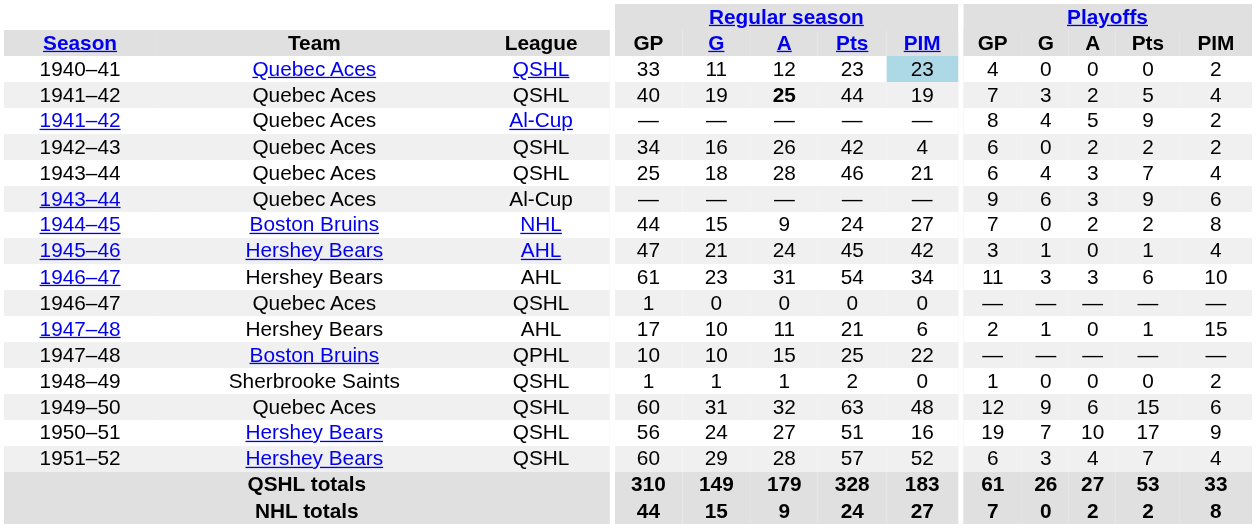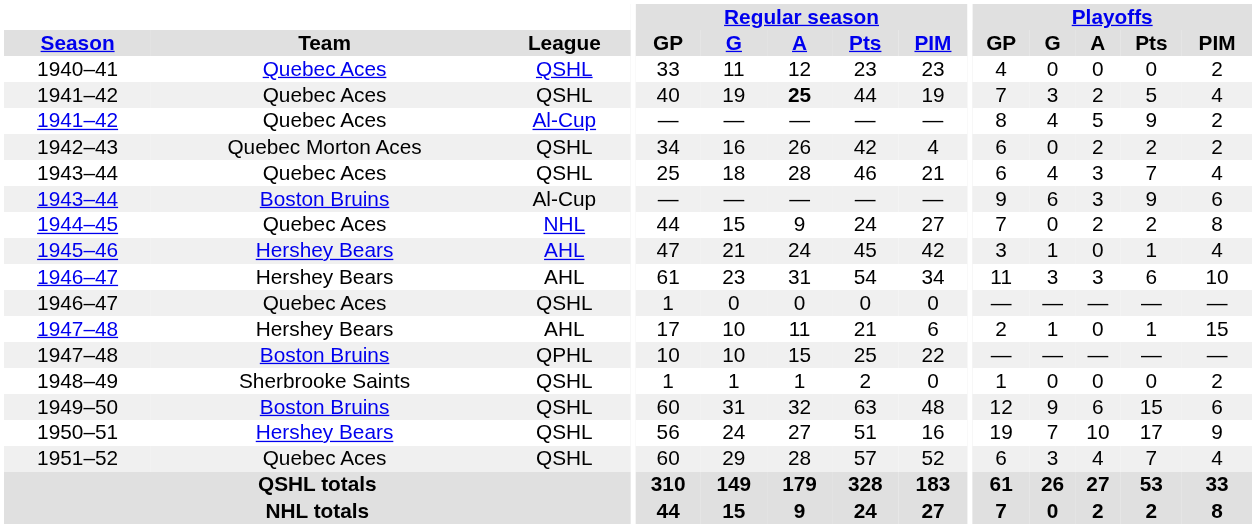(922, 68) lightblue background -> (933, 68) no background
(314, 146) Quebec Aces -> (325, 146) Quebec Morton Aces
(314, 198) Quebec Aces -> (325, 198) Boston Bruins
(314, 224) Boston Bruins -> (325, 224) Quebec Aces
(314, 406) Quebec Aces -> (325, 406) Boston Bruins
(314, 458) Hershey Bears -> (325, 458) Quebec Aces
